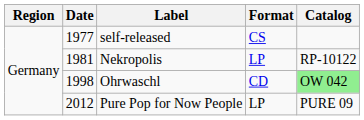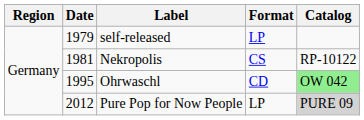(80, 37) 1977 -> (80, 37) 1979
(257, 37) CS -> (257, 37) LP
(257, 59) LP -> (257, 59) CS
(80, 81) 1998 -> (80, 81) 1995
(327, 103) no background -> (327, 103) lightgrey background
